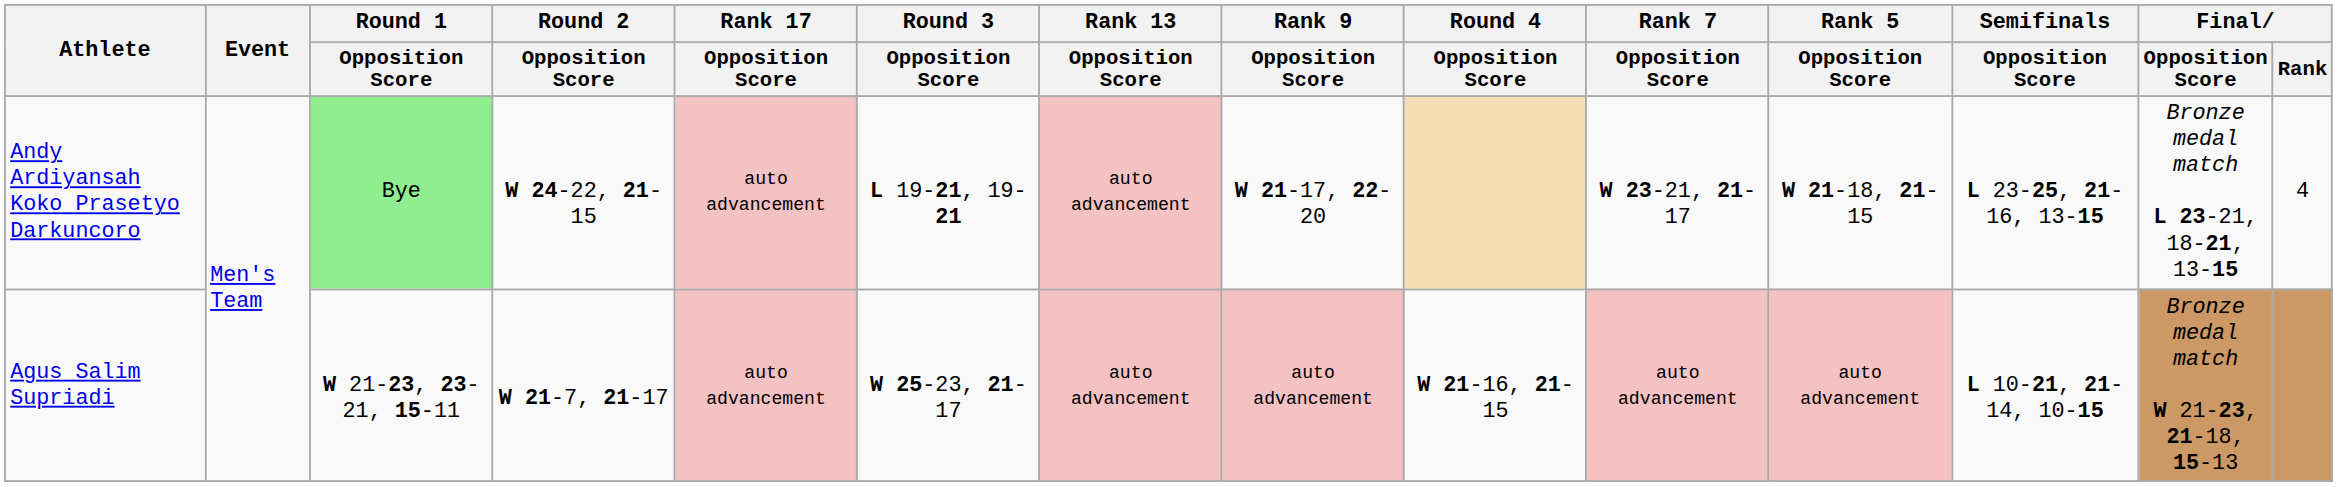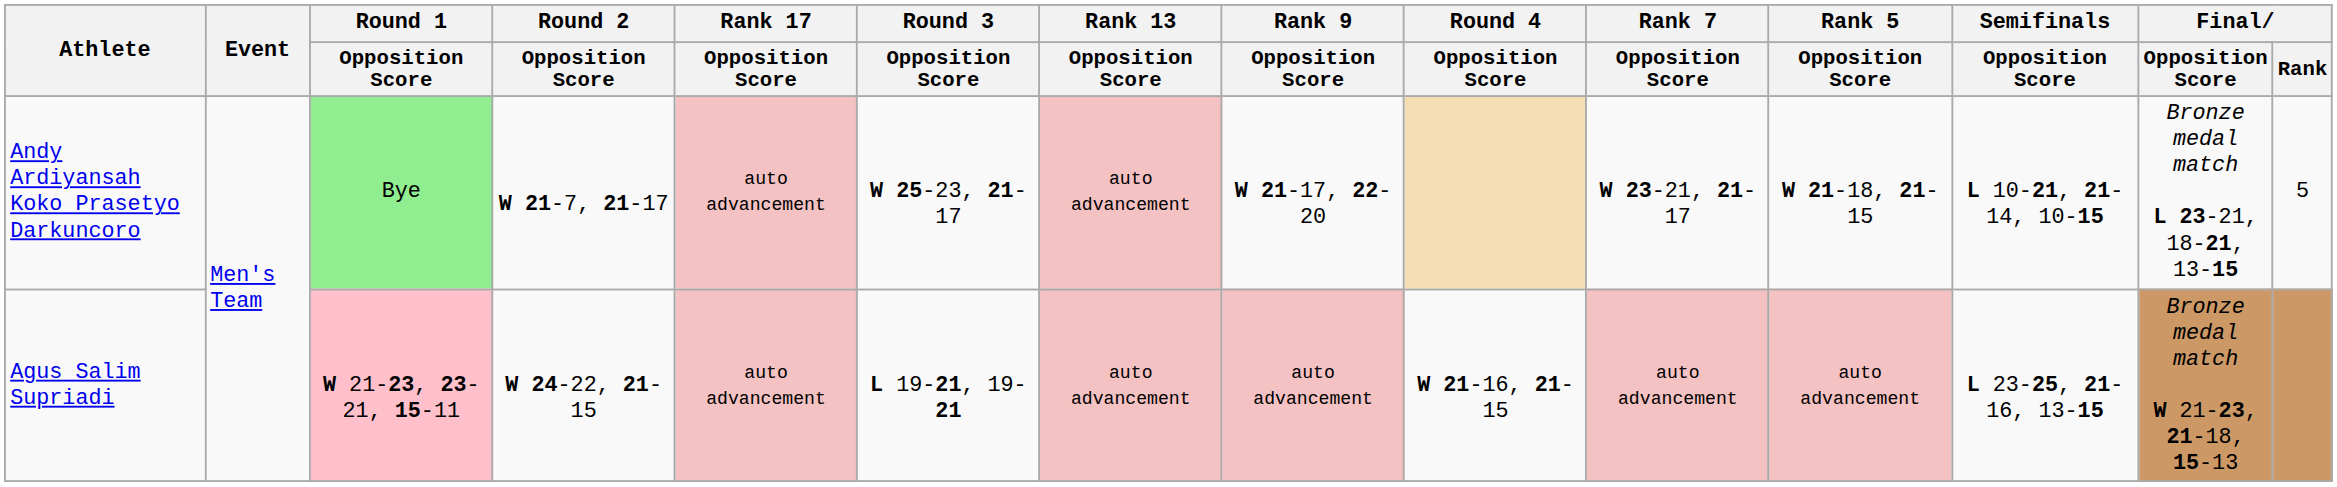(584, 205) W 24-22, 21-15 -> (584, 205) W 21-7, 21-17
(948, 205) L 19-21, 19-21 -> (948, 205) W 25-23, 21-17
(2045, 205) L 23-25, 21-16, 13-15 -> (2045, 205) L 10-21, 21-14, 10-15
(2303, 192) 4 -> (2303, 192) 5
(401, 398) no background -> (401, 398) pink background
(584, 398) W 21-7, 21-17 -> (584, 398) W 24-22, 21-15
(948, 398) W 25-23, 21-17 -> (948, 398) L 19-21, 19-21
(2045, 398) L 10-21, 21-14, 10-15 -> (2045, 398) L 23-25, 21-16, 13-15
